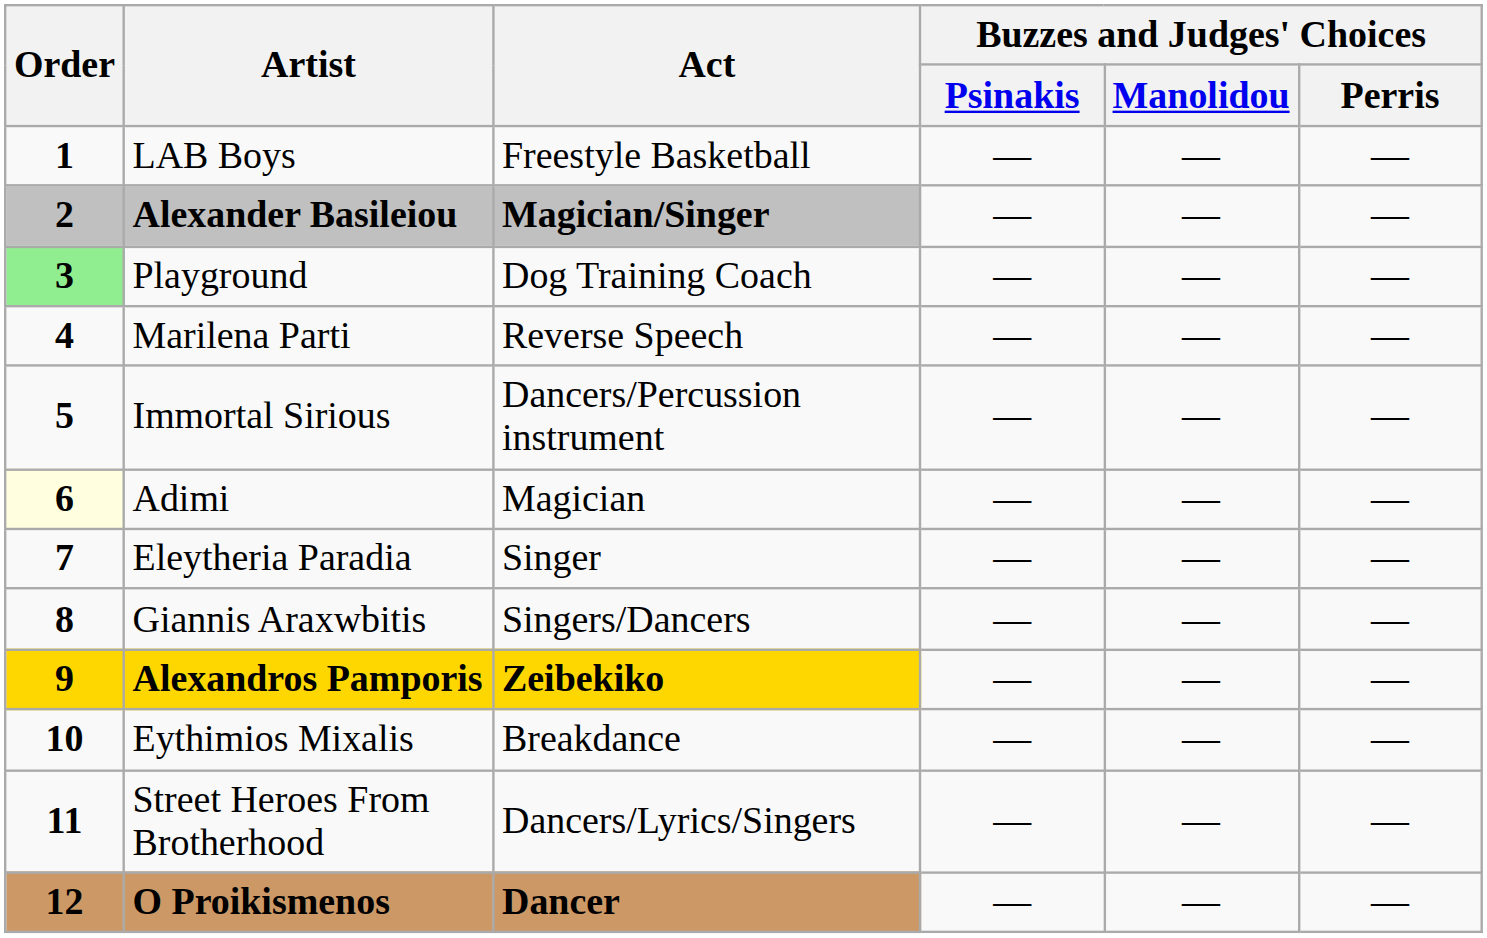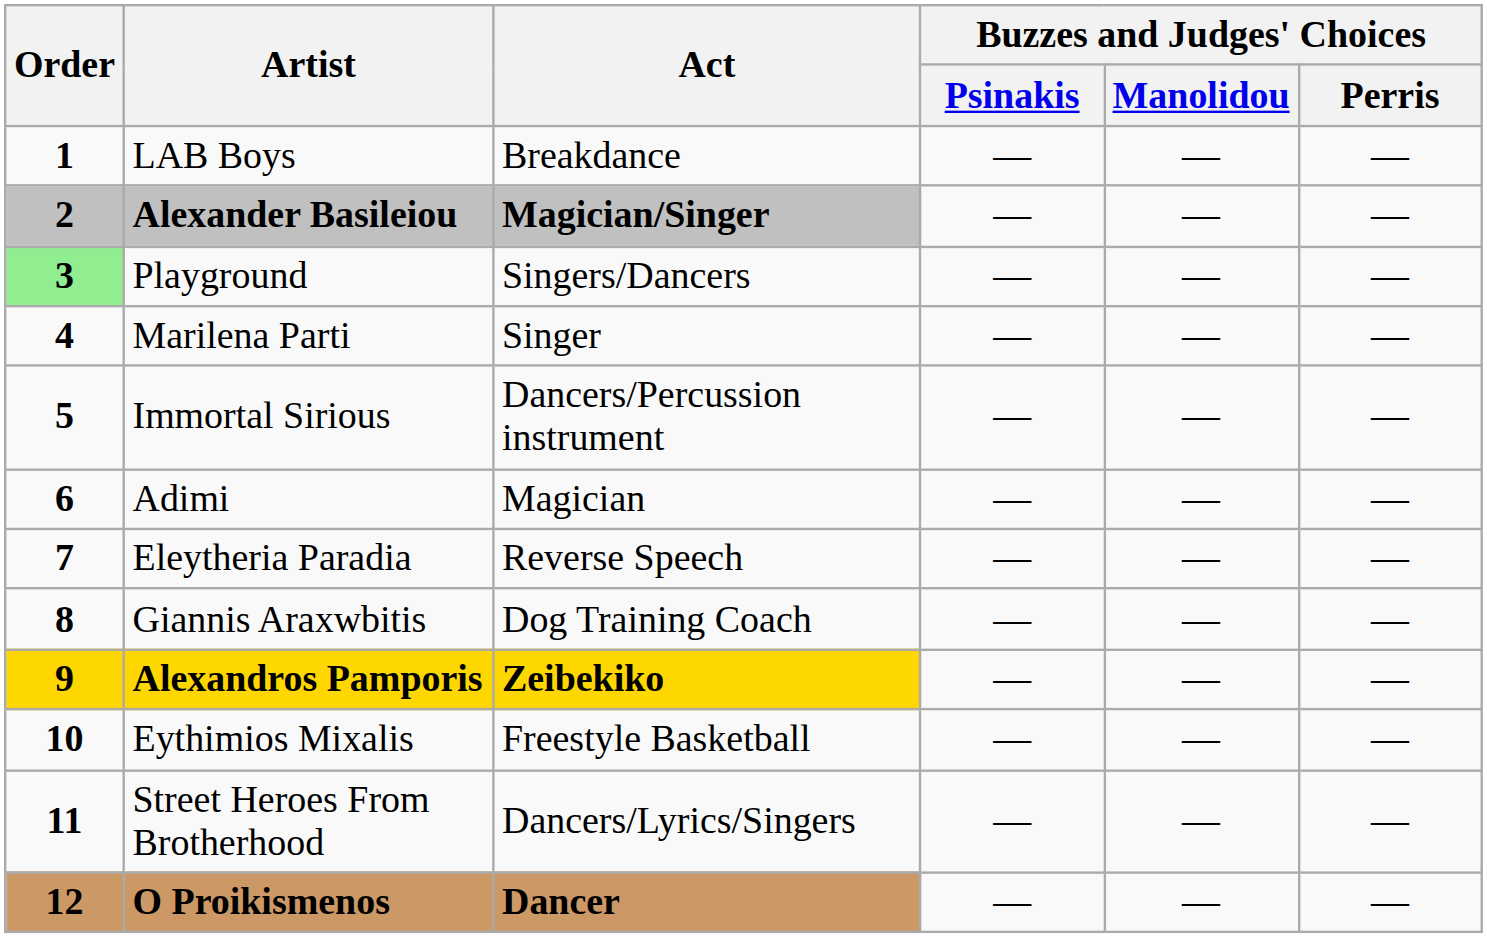(656, 154) Freestyle Basketball -> (591, 154) Breakdance
(657, 275) Dog Training Coach -> (626, 275) Singers/Dancers
(623, 335) Reverse Speech -> (552, 335) Singer
(64, 498) lightyellow background -> (64, 498) no background
(552, 558) Singer -> (623, 558) Reverse Speech
(626, 618) Singers/Dancers -> (657, 618) Dog Training Coach
(591, 738) Breakdance -> (656, 738) Freestyle Basketball
